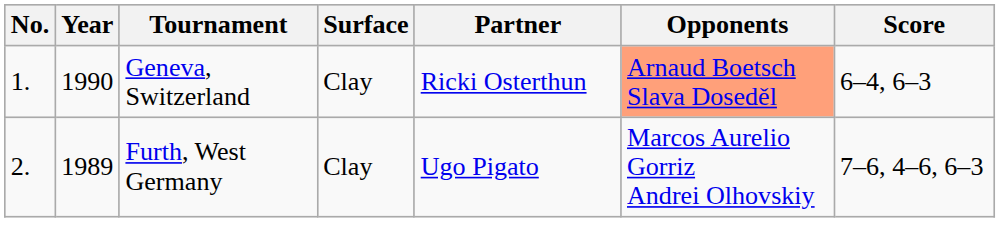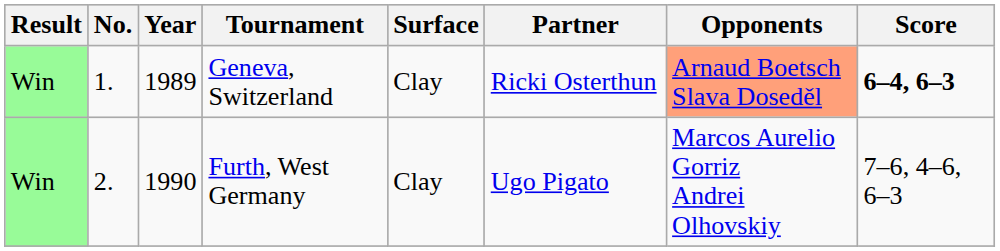+ column: (46, 25)
(87, 81) 1990 -> (170, 81) 1989
(886, 81) normal -> (909, 81) bold
(87, 166) 1989 -> (170, 181) 1990
